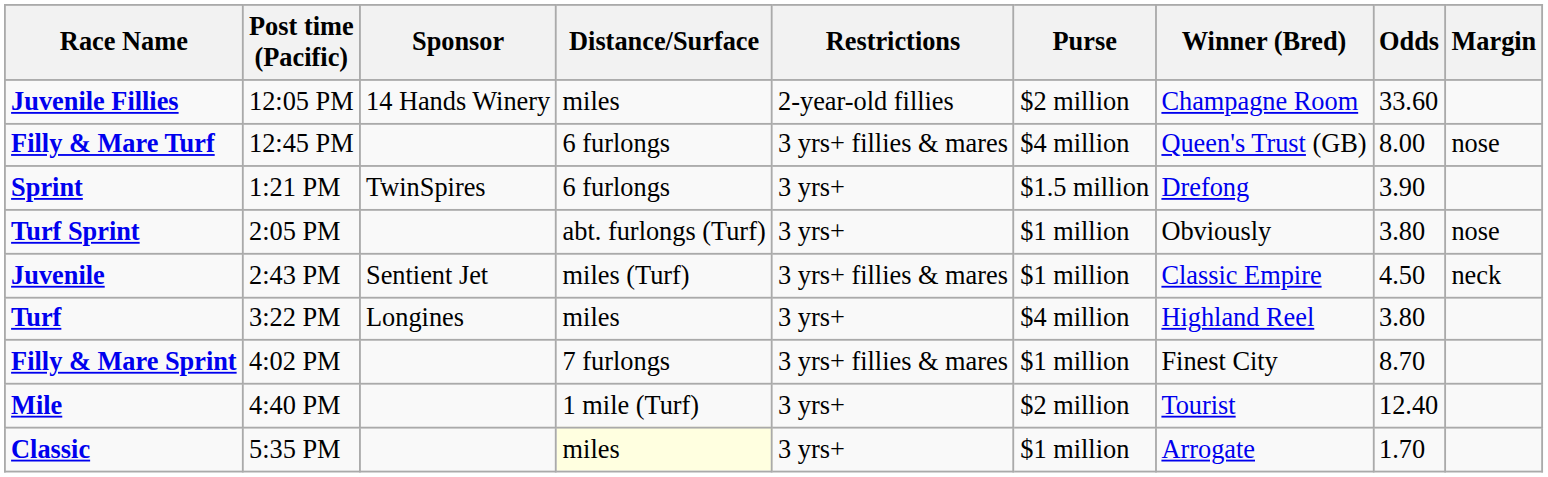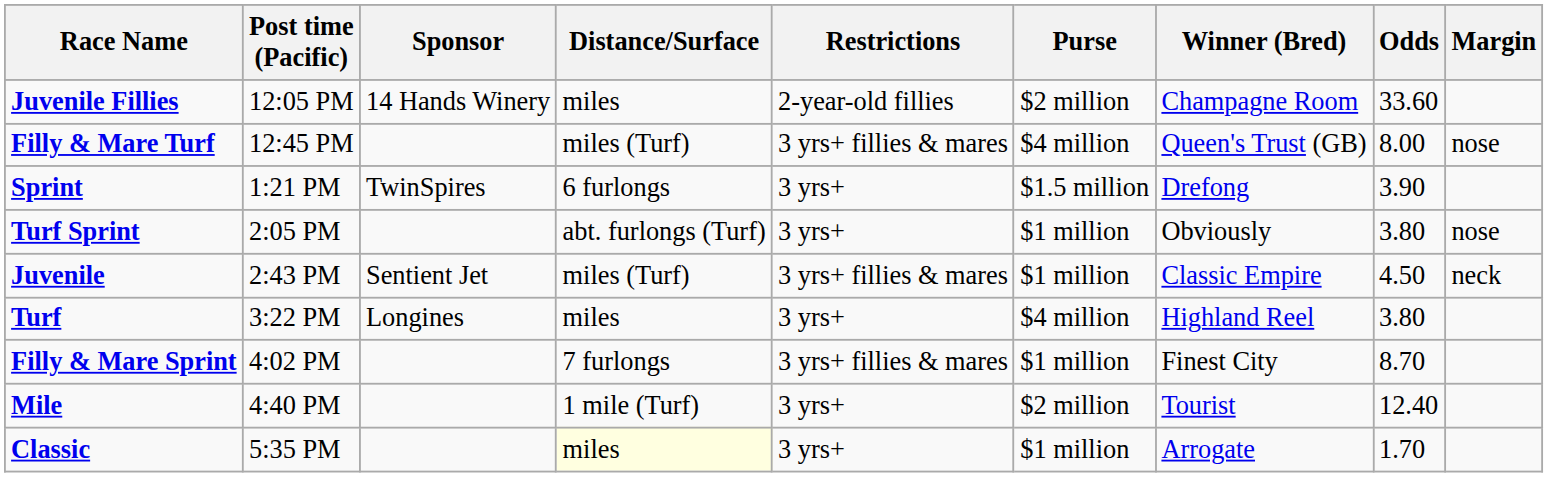(616, 144) 6 furlongs -> (626, 144) miles (Turf)
